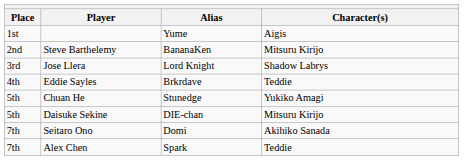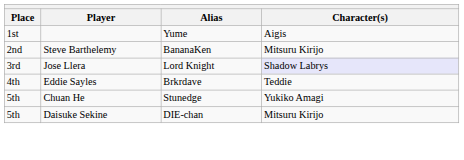(296, 66) no background -> (296, 66) lavender background
- row: (68, 131)
- row: (65, 147)
